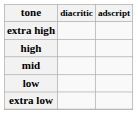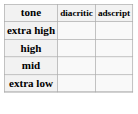- row: (31, 83)
